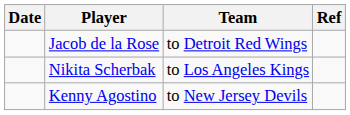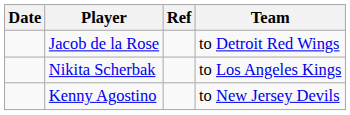columns swapped: (238, 17) <-> (329, 17)
